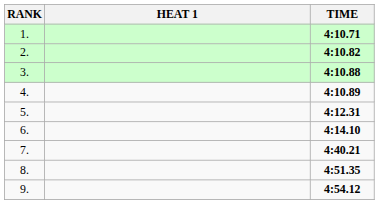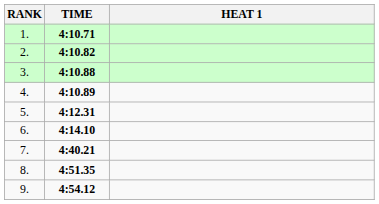columns swapped: (177, 14) <-> (342, 14)
